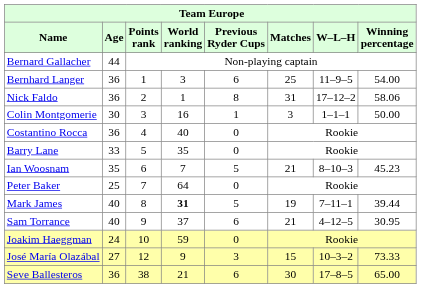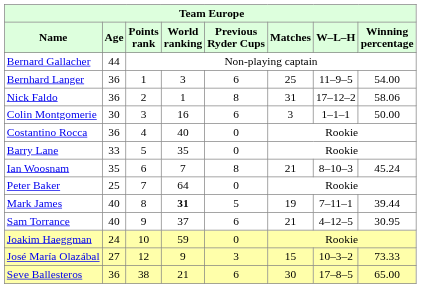(236, 114) 1 -> (236, 114) 6
(236, 168) 5 -> (236, 168) 8
(387, 168) 45.23 -> (387, 168) 45.24
